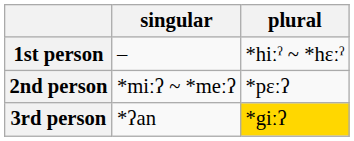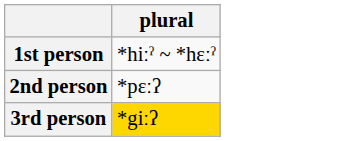- column: (176, 20)
